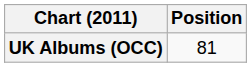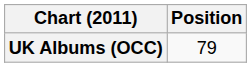(207, 47) 81 -> (207, 47) 79
